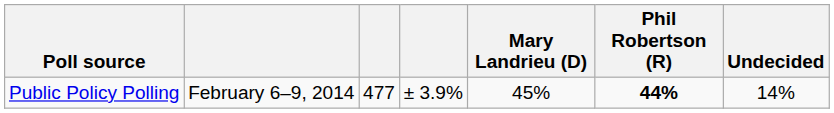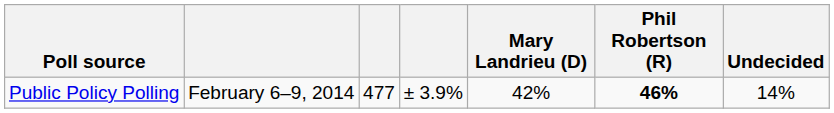(531, 92) 45% -> (531, 92) 42%
(659, 92) 44% -> (659, 92) 46%
